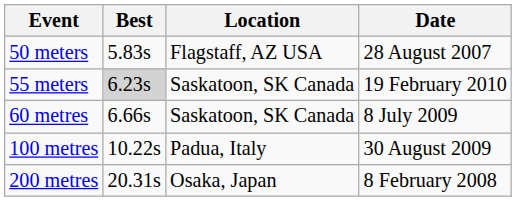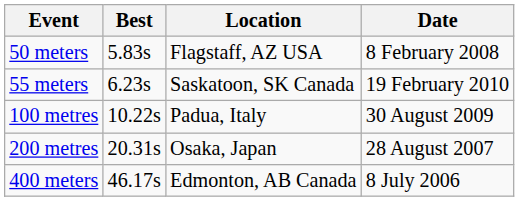(427, 52) 28 August 2007 -> (432, 52) 8 February 2008
(129, 84) lightgrey background -> (129, 84) no background
- row: (49, 116)
(430, 180) 8 February 2008 -> (430, 148) 28 August 2007
+ row: (54, 180)
